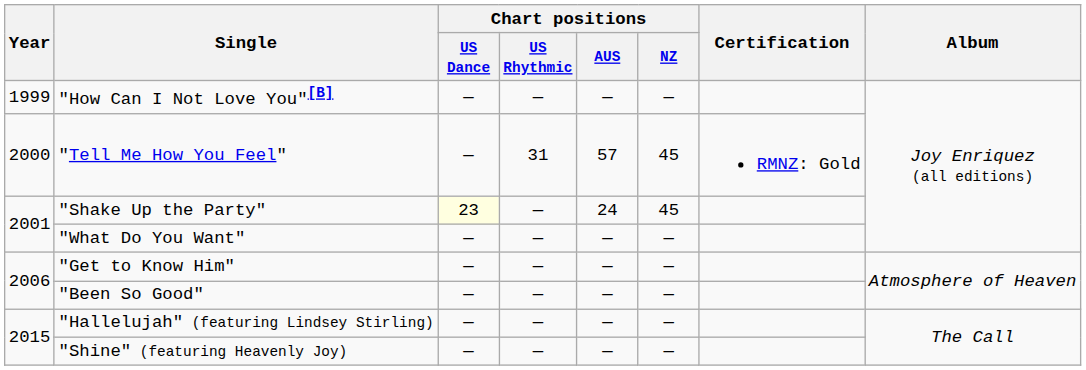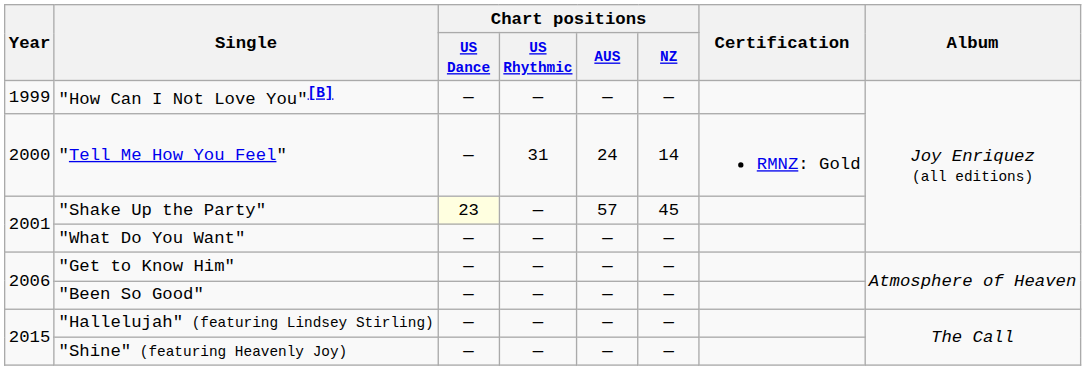(607, 155) 57 -> (607, 155) 24
(669, 155) 45 -> (669, 155) 14
(607, 210) 24 -> (607, 210) 57
